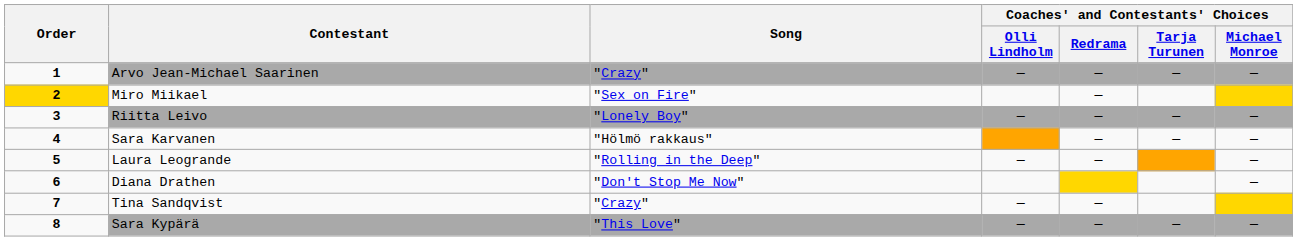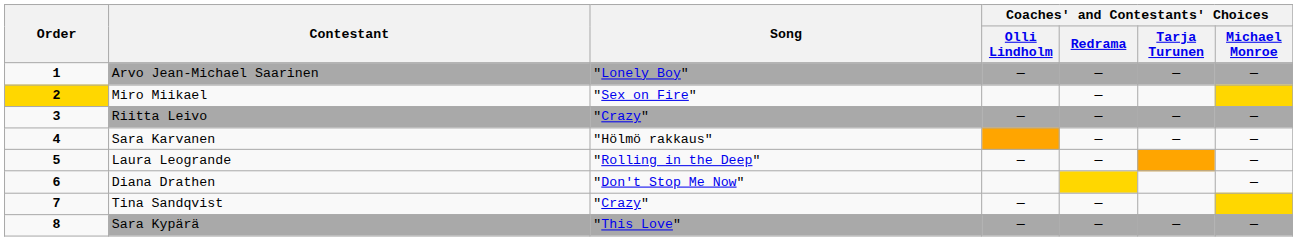(621, 74) "Crazy" -> (641, 74) "Lonely Boy"
(641, 117) "Lonely Boy" -> (621, 117) "Crazy"
